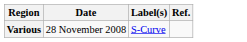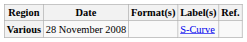+ column: (153, 12)
